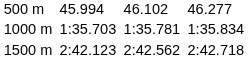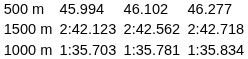rows swapped: (28, 29) <-> (28, 50)
